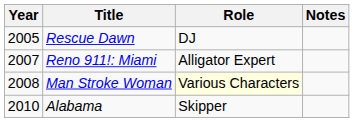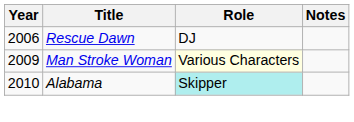(24, 38) 2005 -> (24, 38) 2006
- row: (101, 60)
(24, 83) 2008 -> (24, 60) 2009
(203, 106) no background -> (203, 83) paleturquoise background
